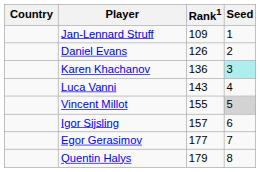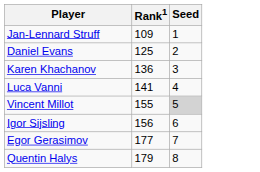- column: (31, 14)
(198, 51) 126 -> (144, 51) 125
(230, 69) paleturquoise background -> (175, 69) no background
(198, 87) 143 -> (144, 87) 141
(198, 122) 157 -> (144, 122) 156
